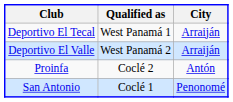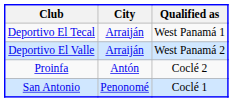columns swapped: (201, 14) <-> (136, 14)
